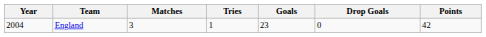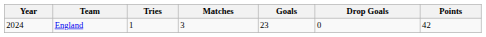columns swapped: (167, 11) <-> (232, 11)
(15, 25) 2004 -> (15, 25) 2024
